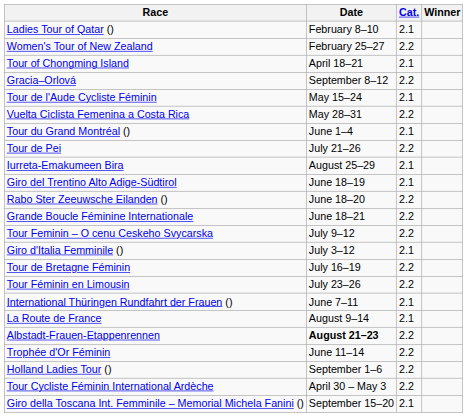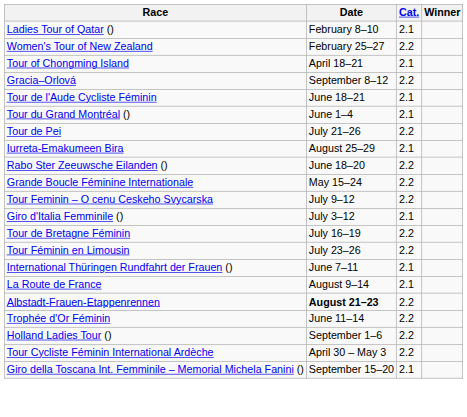(335, 98) May 15–24 -> (337, 98) June 18–21
- row: (98, 115)
- row: (92, 183)
(337, 217) June 18–21 -> (335, 183) May 15–24
